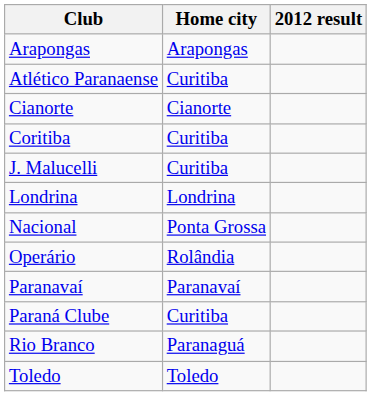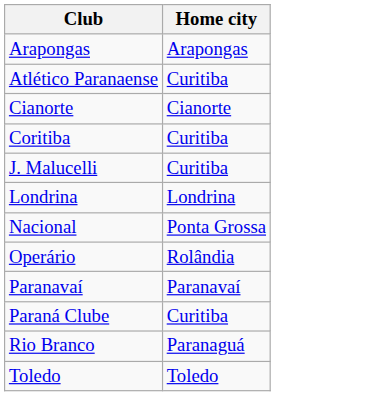- column: (318, 19)
